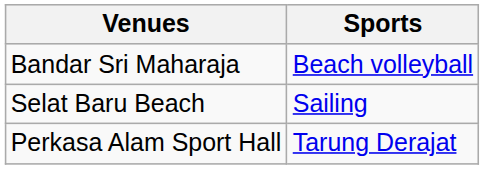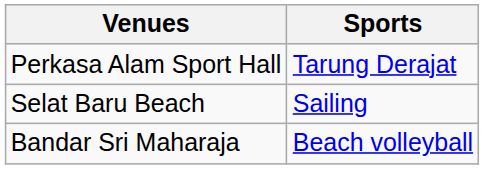rows swapped: (146, 143) <-> (125, 63)
